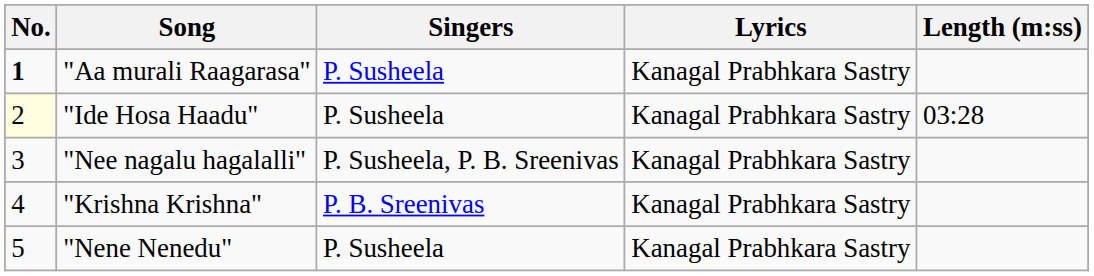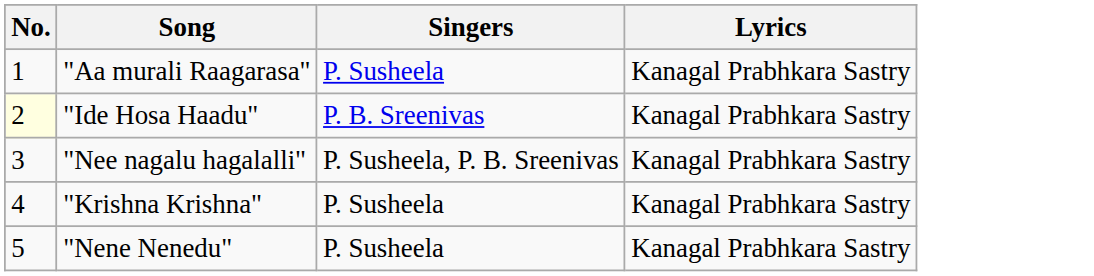- column: (1002, 26)
(18, 71) bold -> (18, 71) normal
(384, 115) P. Susheela -> (404, 115) P. B. Sreenivas
(404, 204) P. B. Sreenivas -> (384, 204) P. Susheela
